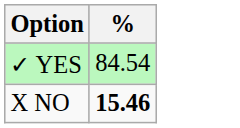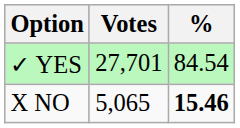+ column: (129, 23)
